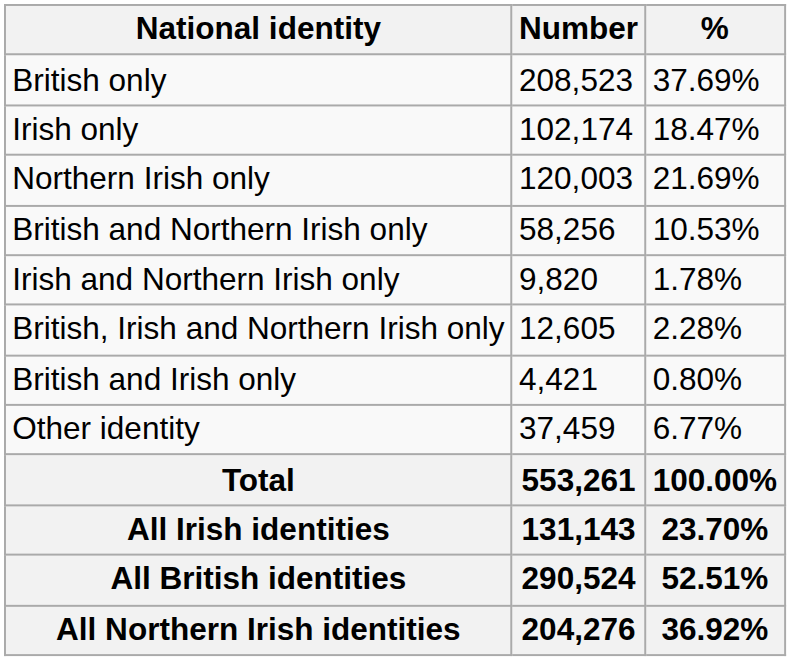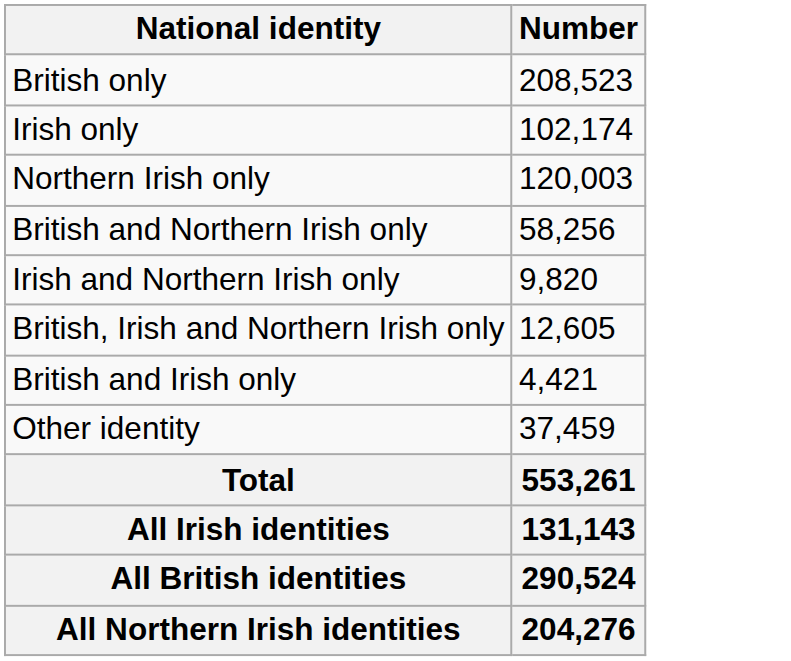- column: (715, 29)
